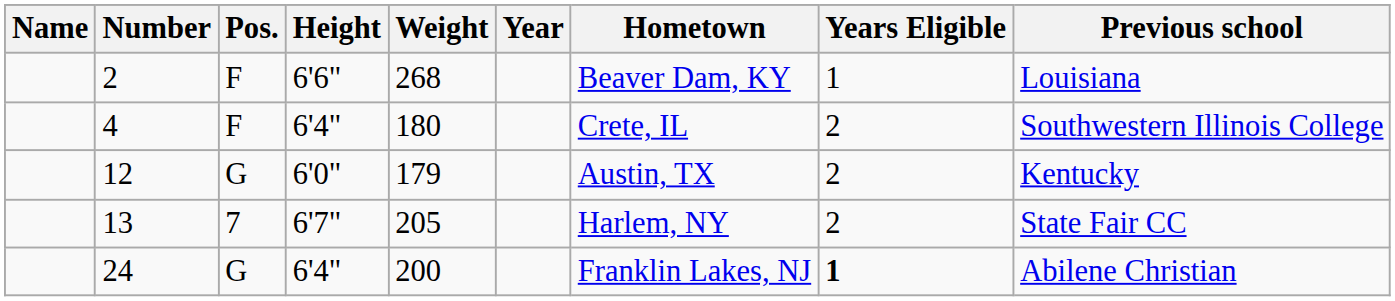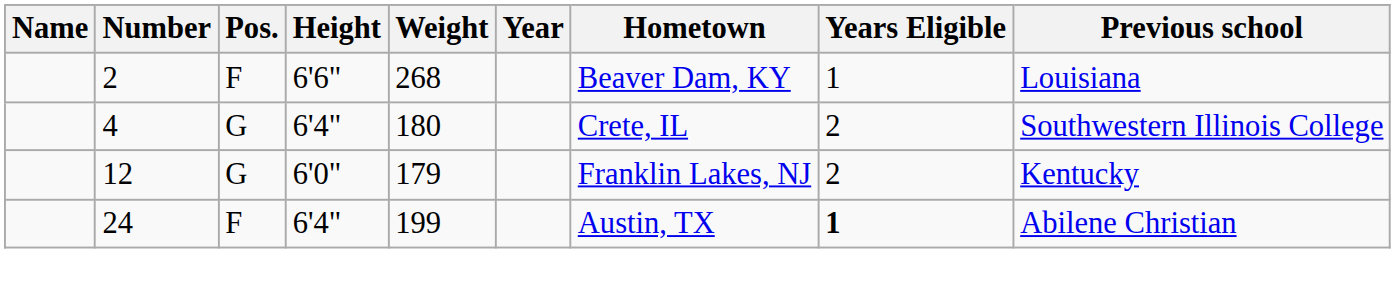(234, 125) F -> (236, 125) G
(646, 174) Austin, TX -> (694, 174) Franklin Lakes, NJ
- row: (118, 222)
(236, 271) G -> (234, 222) F
(418, 271) 200 -> (418, 222) 199
(694, 271) Franklin Lakes, NJ -> (646, 222) Austin, TX
